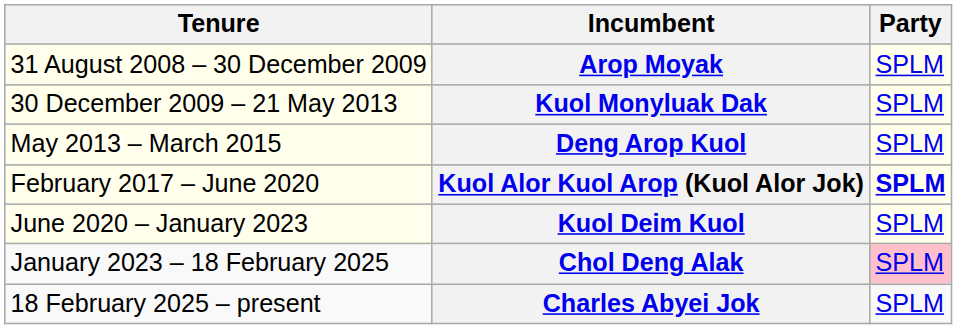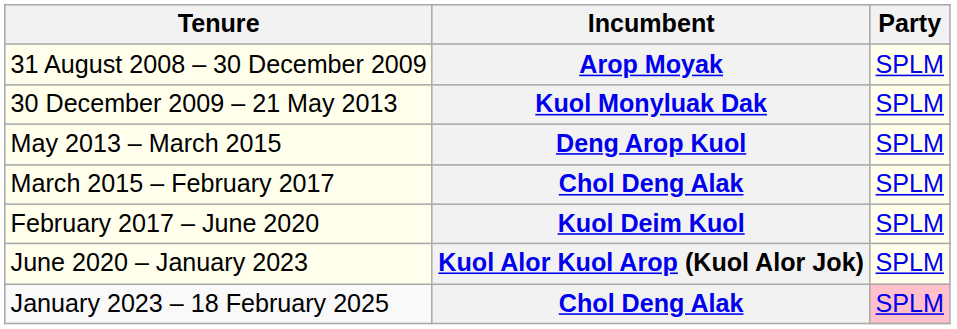+ row: (173, 183)
(651, 183) Kuol Alor Kuol Arop (Kuol Alor Jok) -> (651, 223) Kuol Deim Kuol
(910, 183) bold -> (910, 223) normal
(651, 223) Kuol Deim Kuol -> (651, 263) Kuol Alor Kuol Arop (Kuol Alor Jok)
- row: (166, 303)
